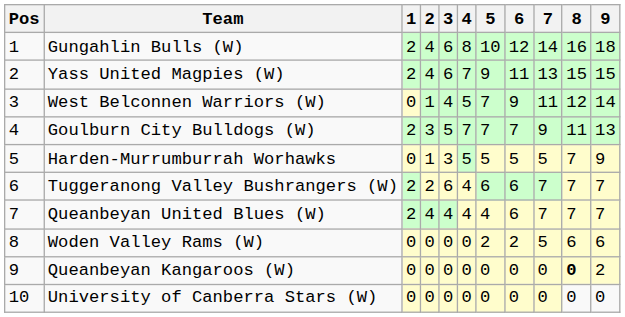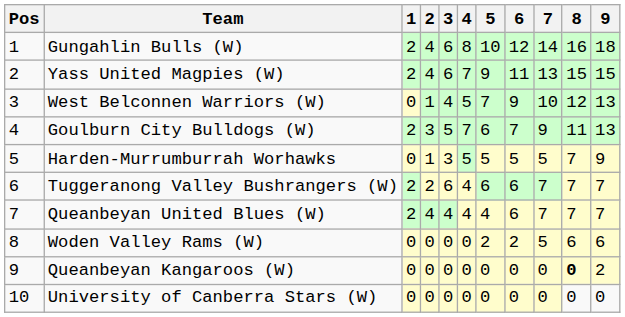(548, 103) 11 -> (548, 103) 10
(605, 103) 14 -> (605, 103) 13
(485, 131) 7 -> (485, 131) 6
